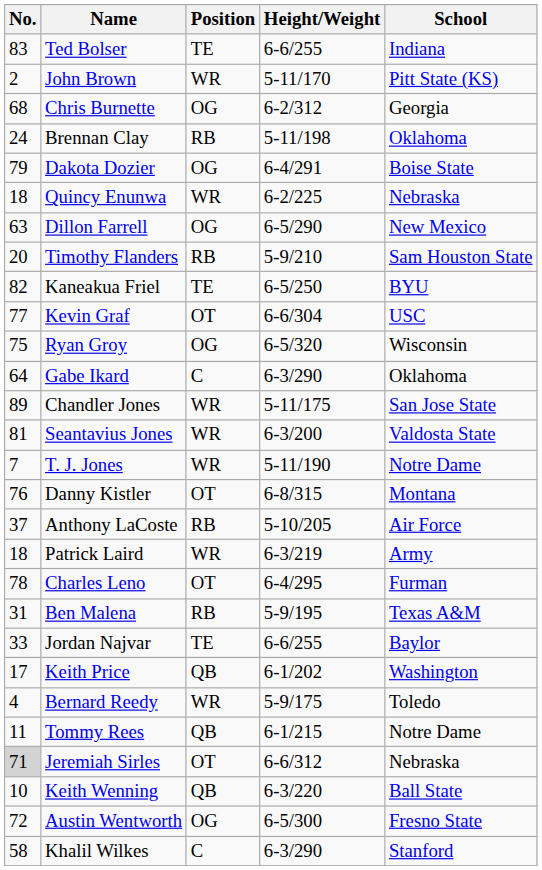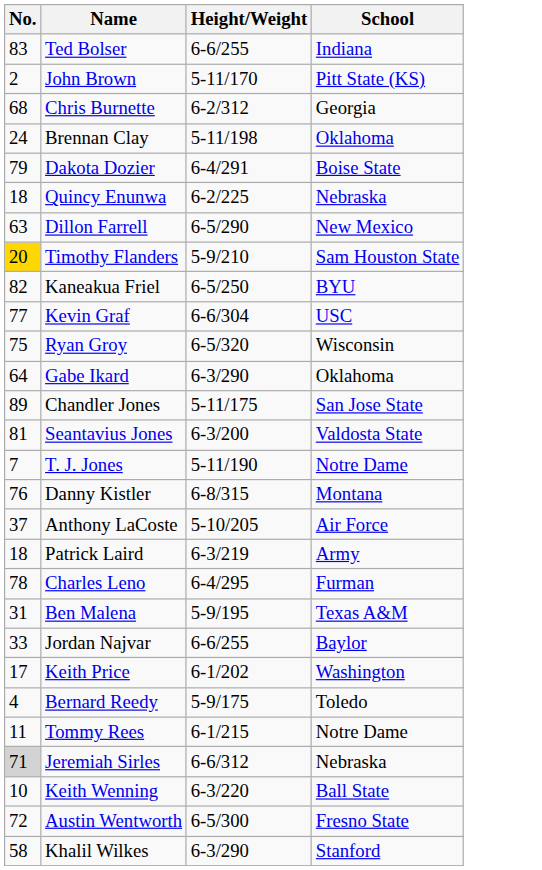- column: (223, 19)
(18, 256) no background -> (18, 256) gold background
